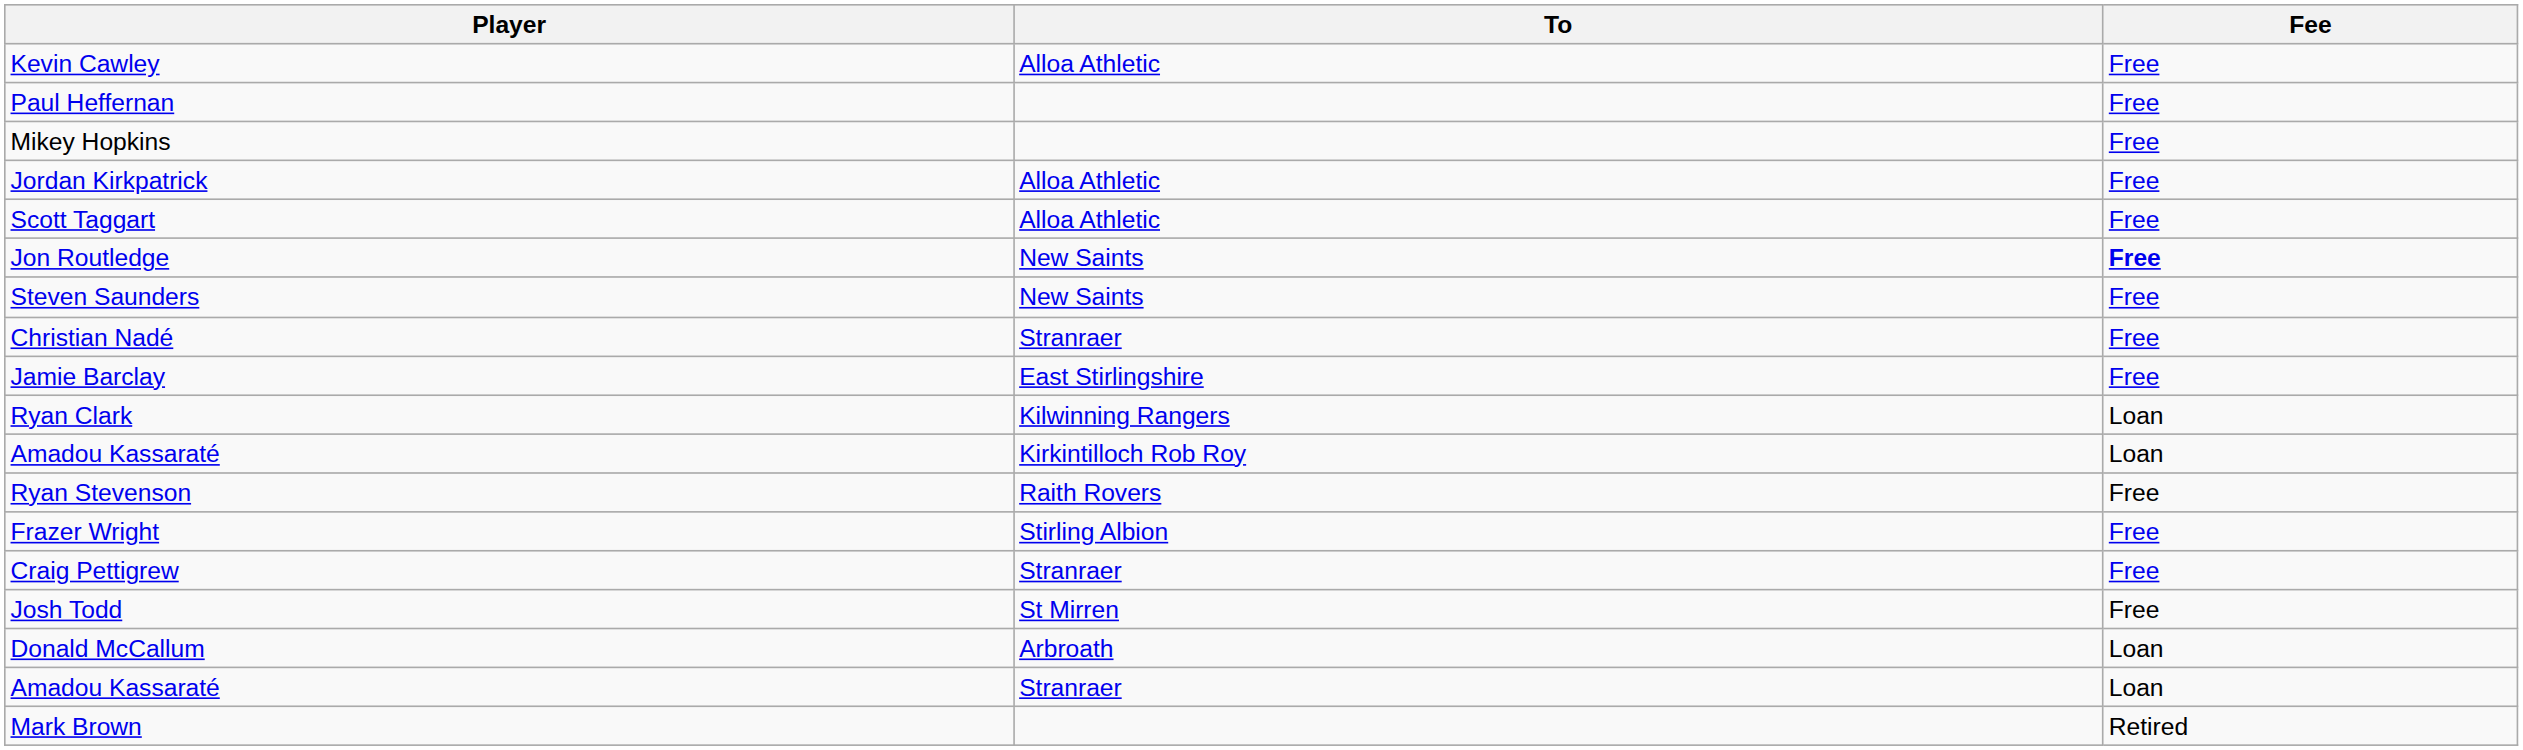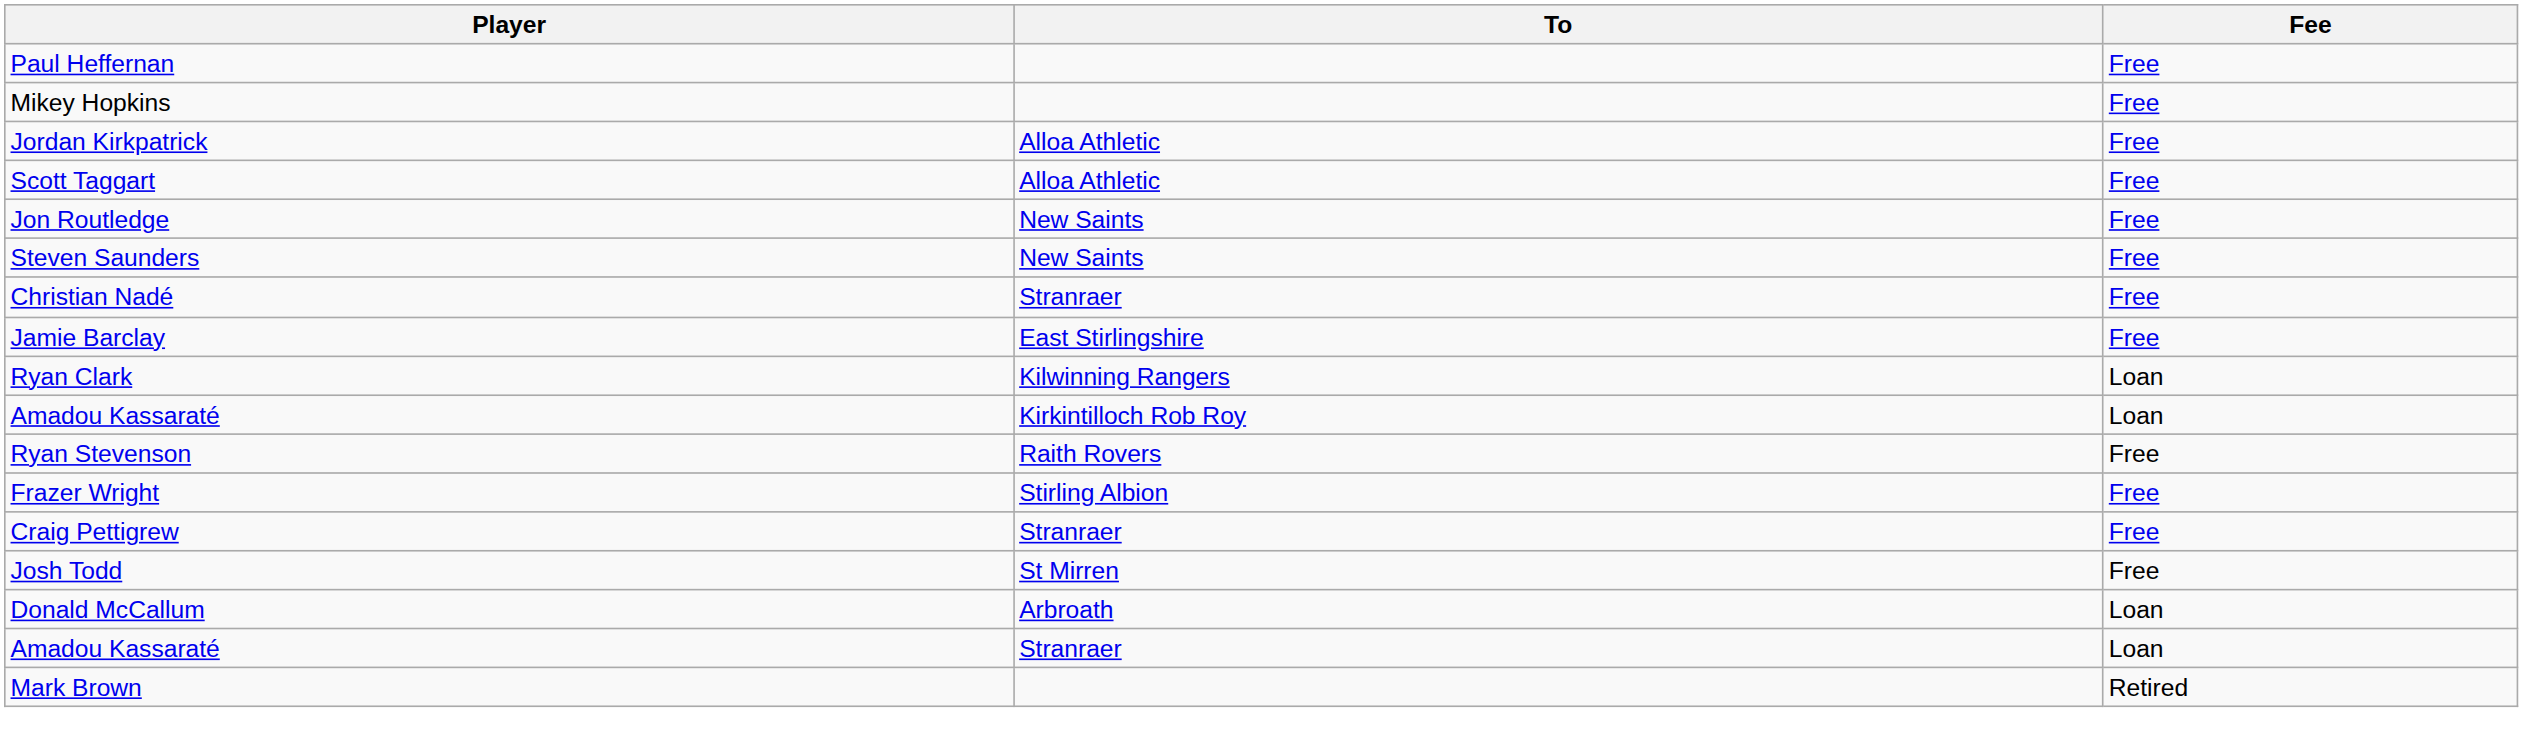- row: (85, 63)
(2135, 258) bold -> (2134, 219) normal
